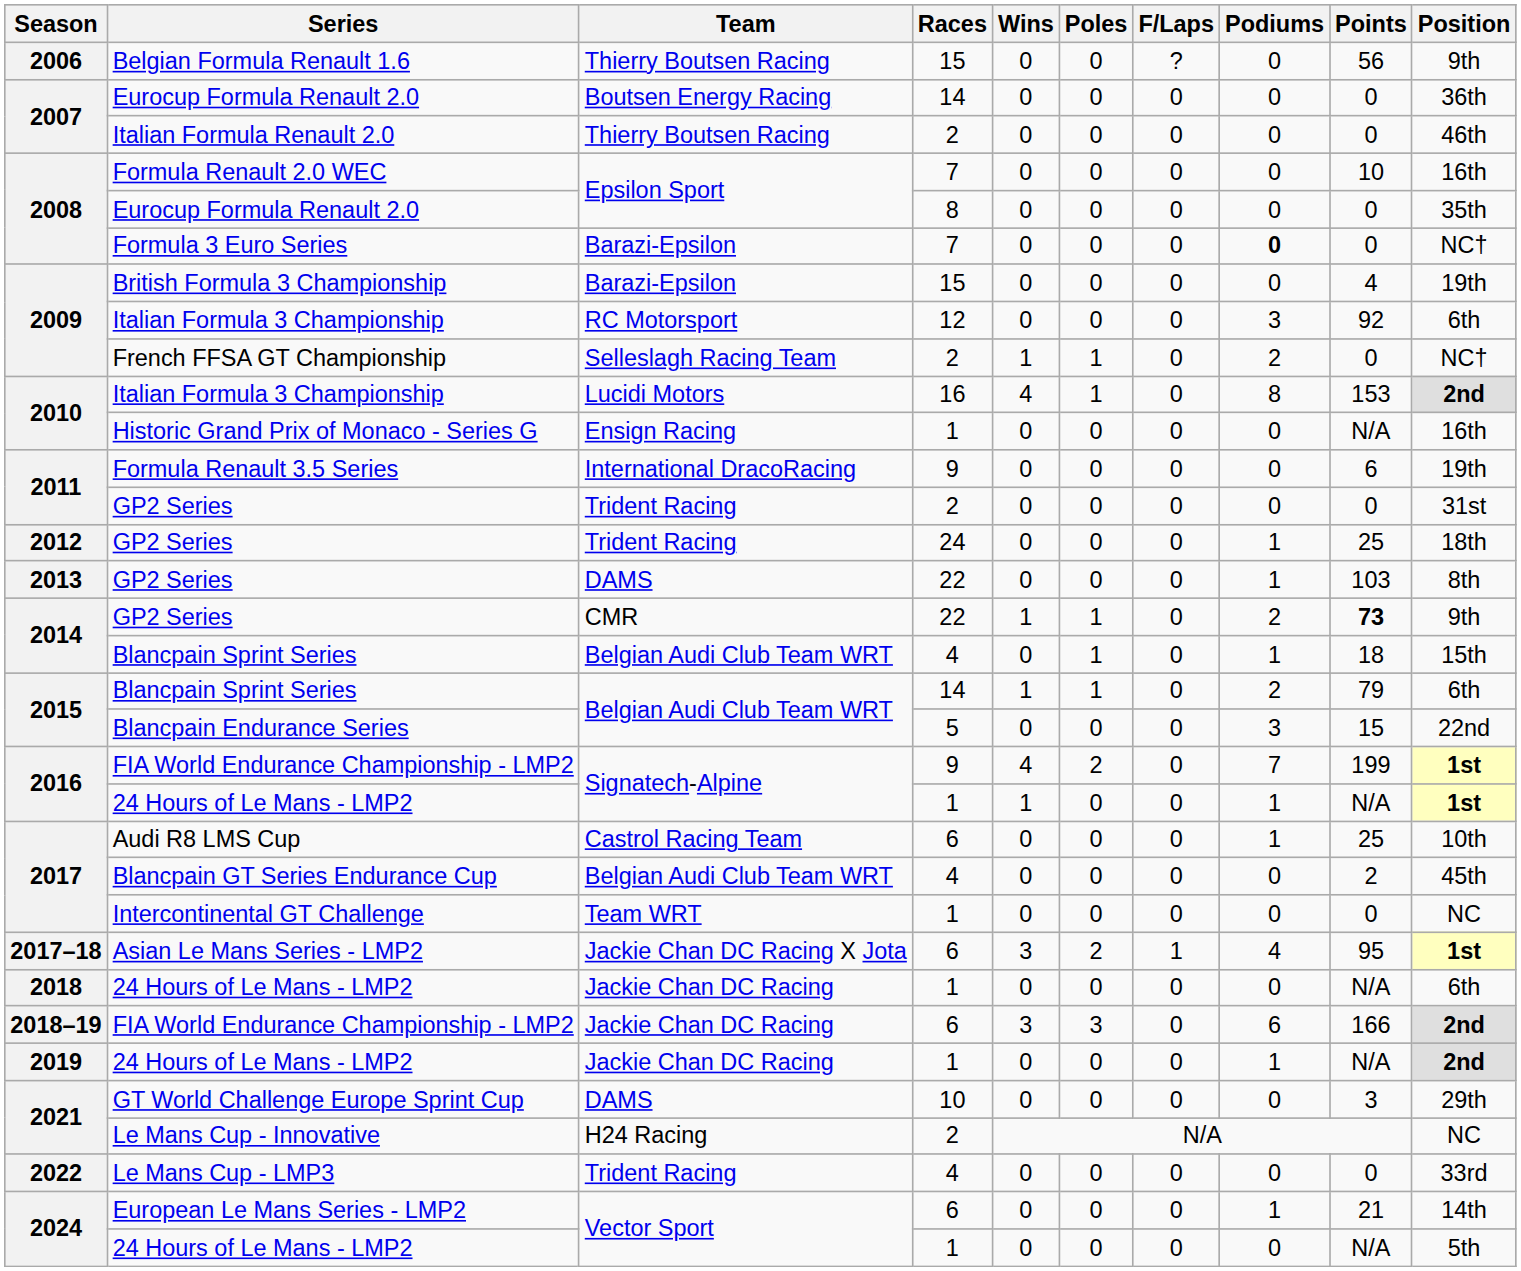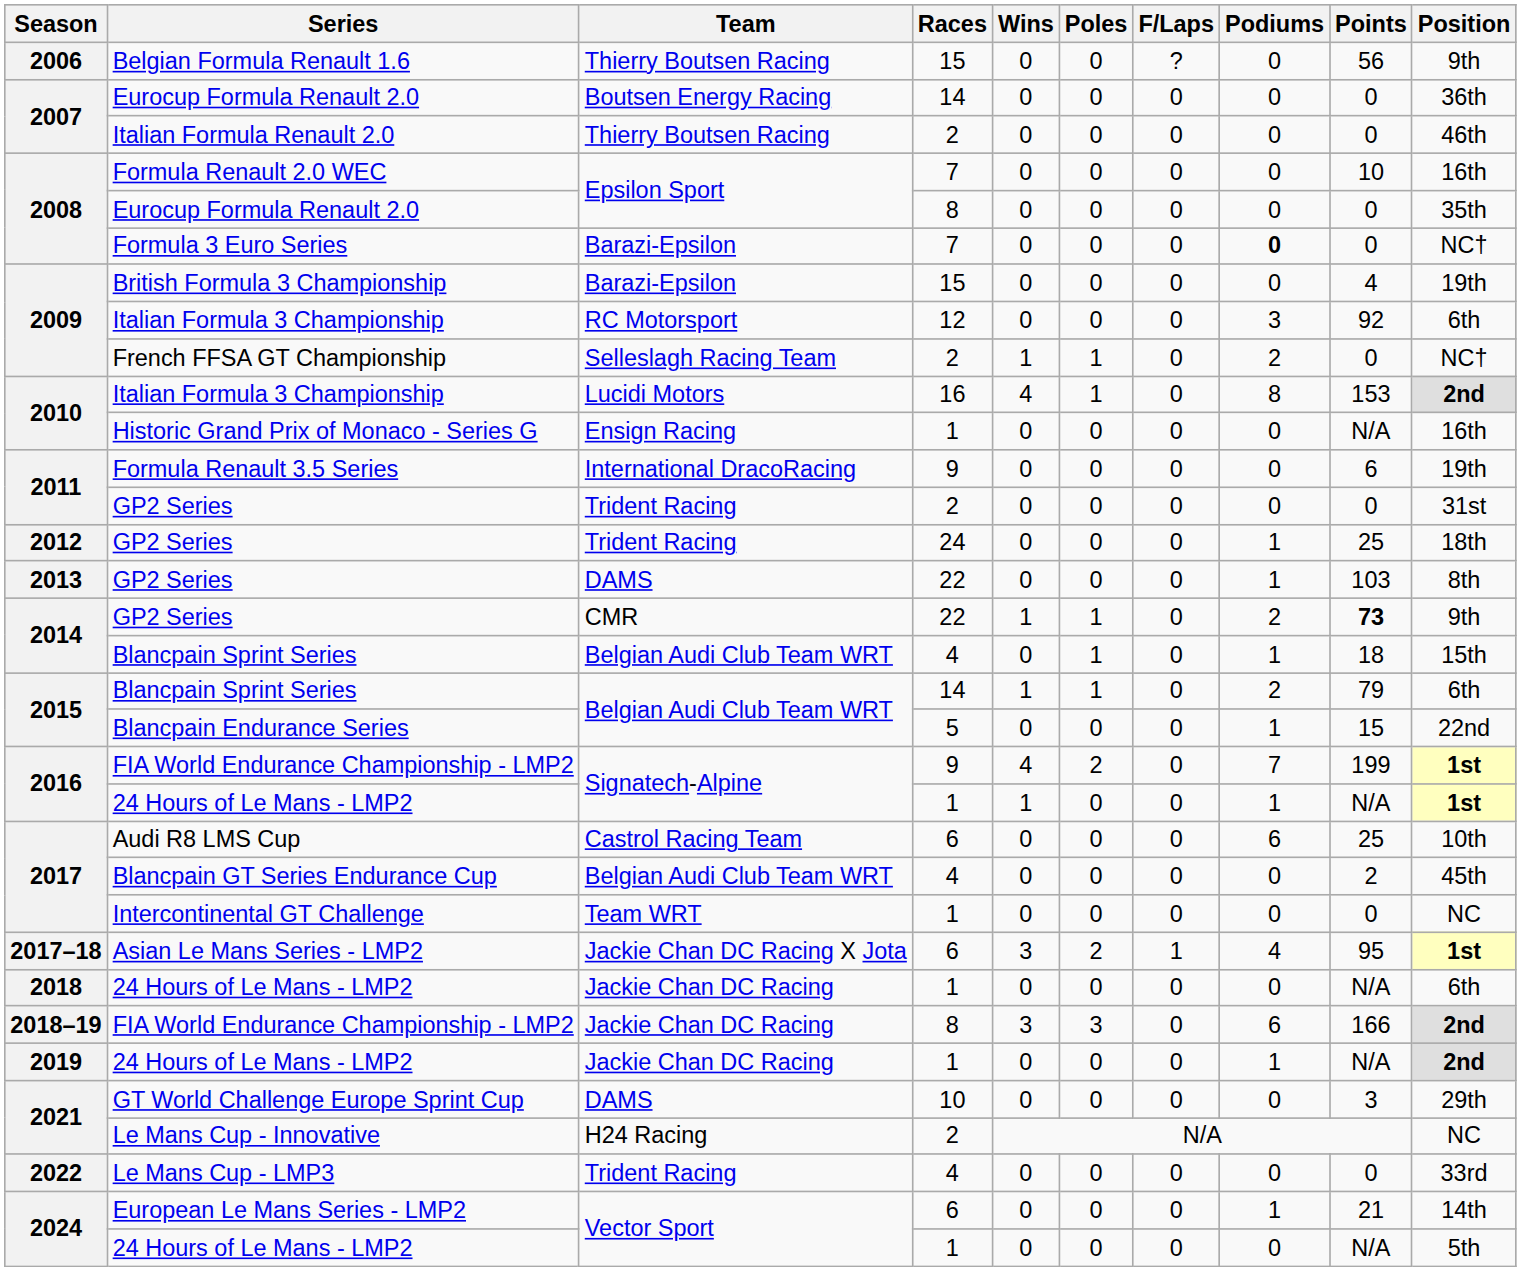(1275, 728) 3 -> (1275, 728) 1
(1275, 840) 1 -> (1275, 840) 6
(952, 1025) 6 -> (952, 1025) 8
